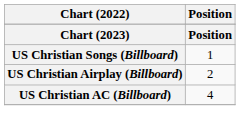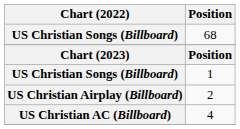+ row: (210, 34)
